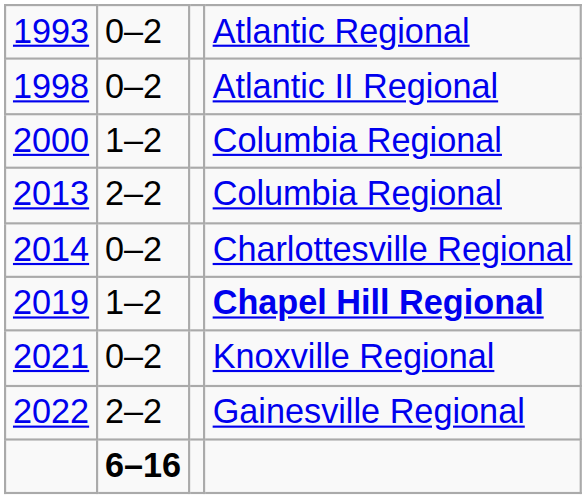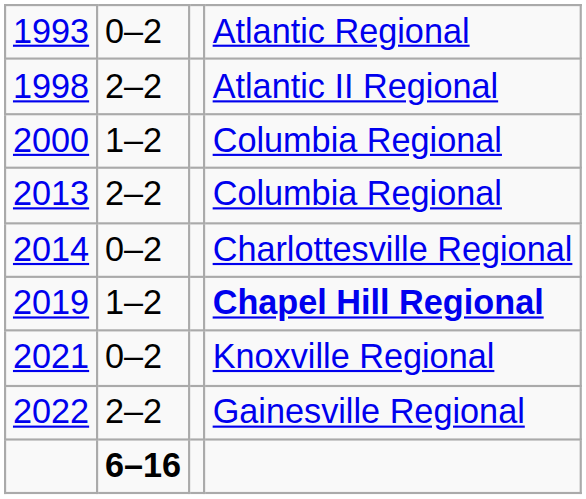(133, 85) 0–2 -> (133, 85) 2–2
